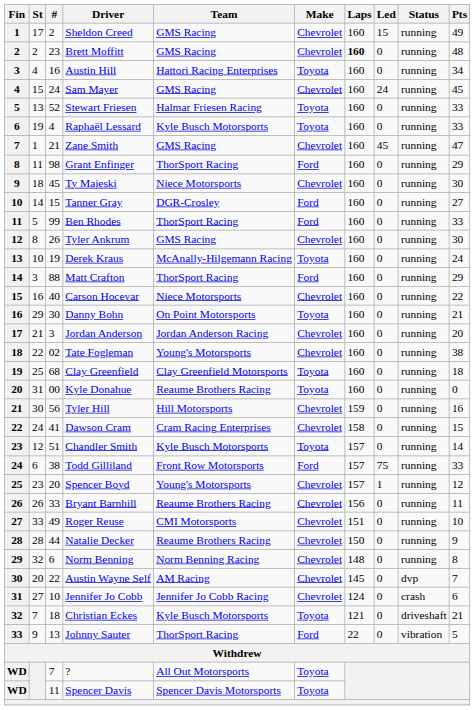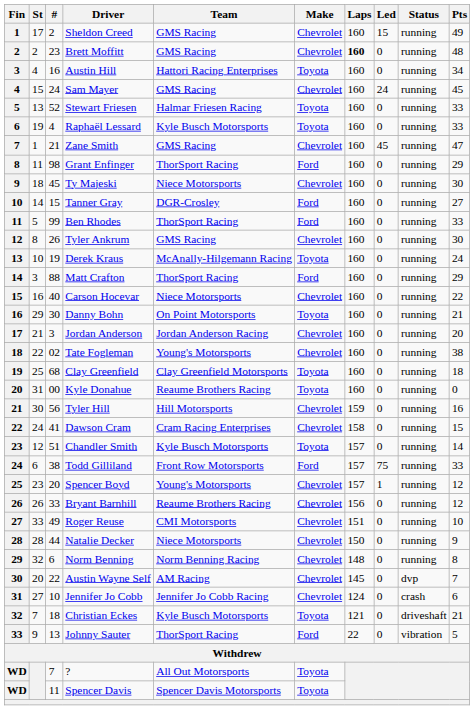(457, 502) 11 -> (458, 502) 12
(213, 540) Reaume Brothers Racing -> (199, 540) Niece Motorsports
